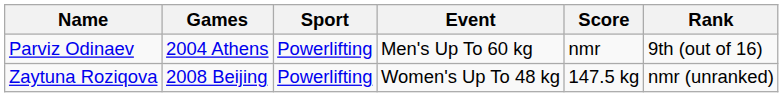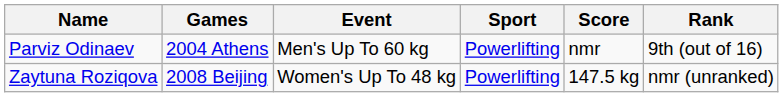columns swapped: (325, 20) <-> (470, 20)
